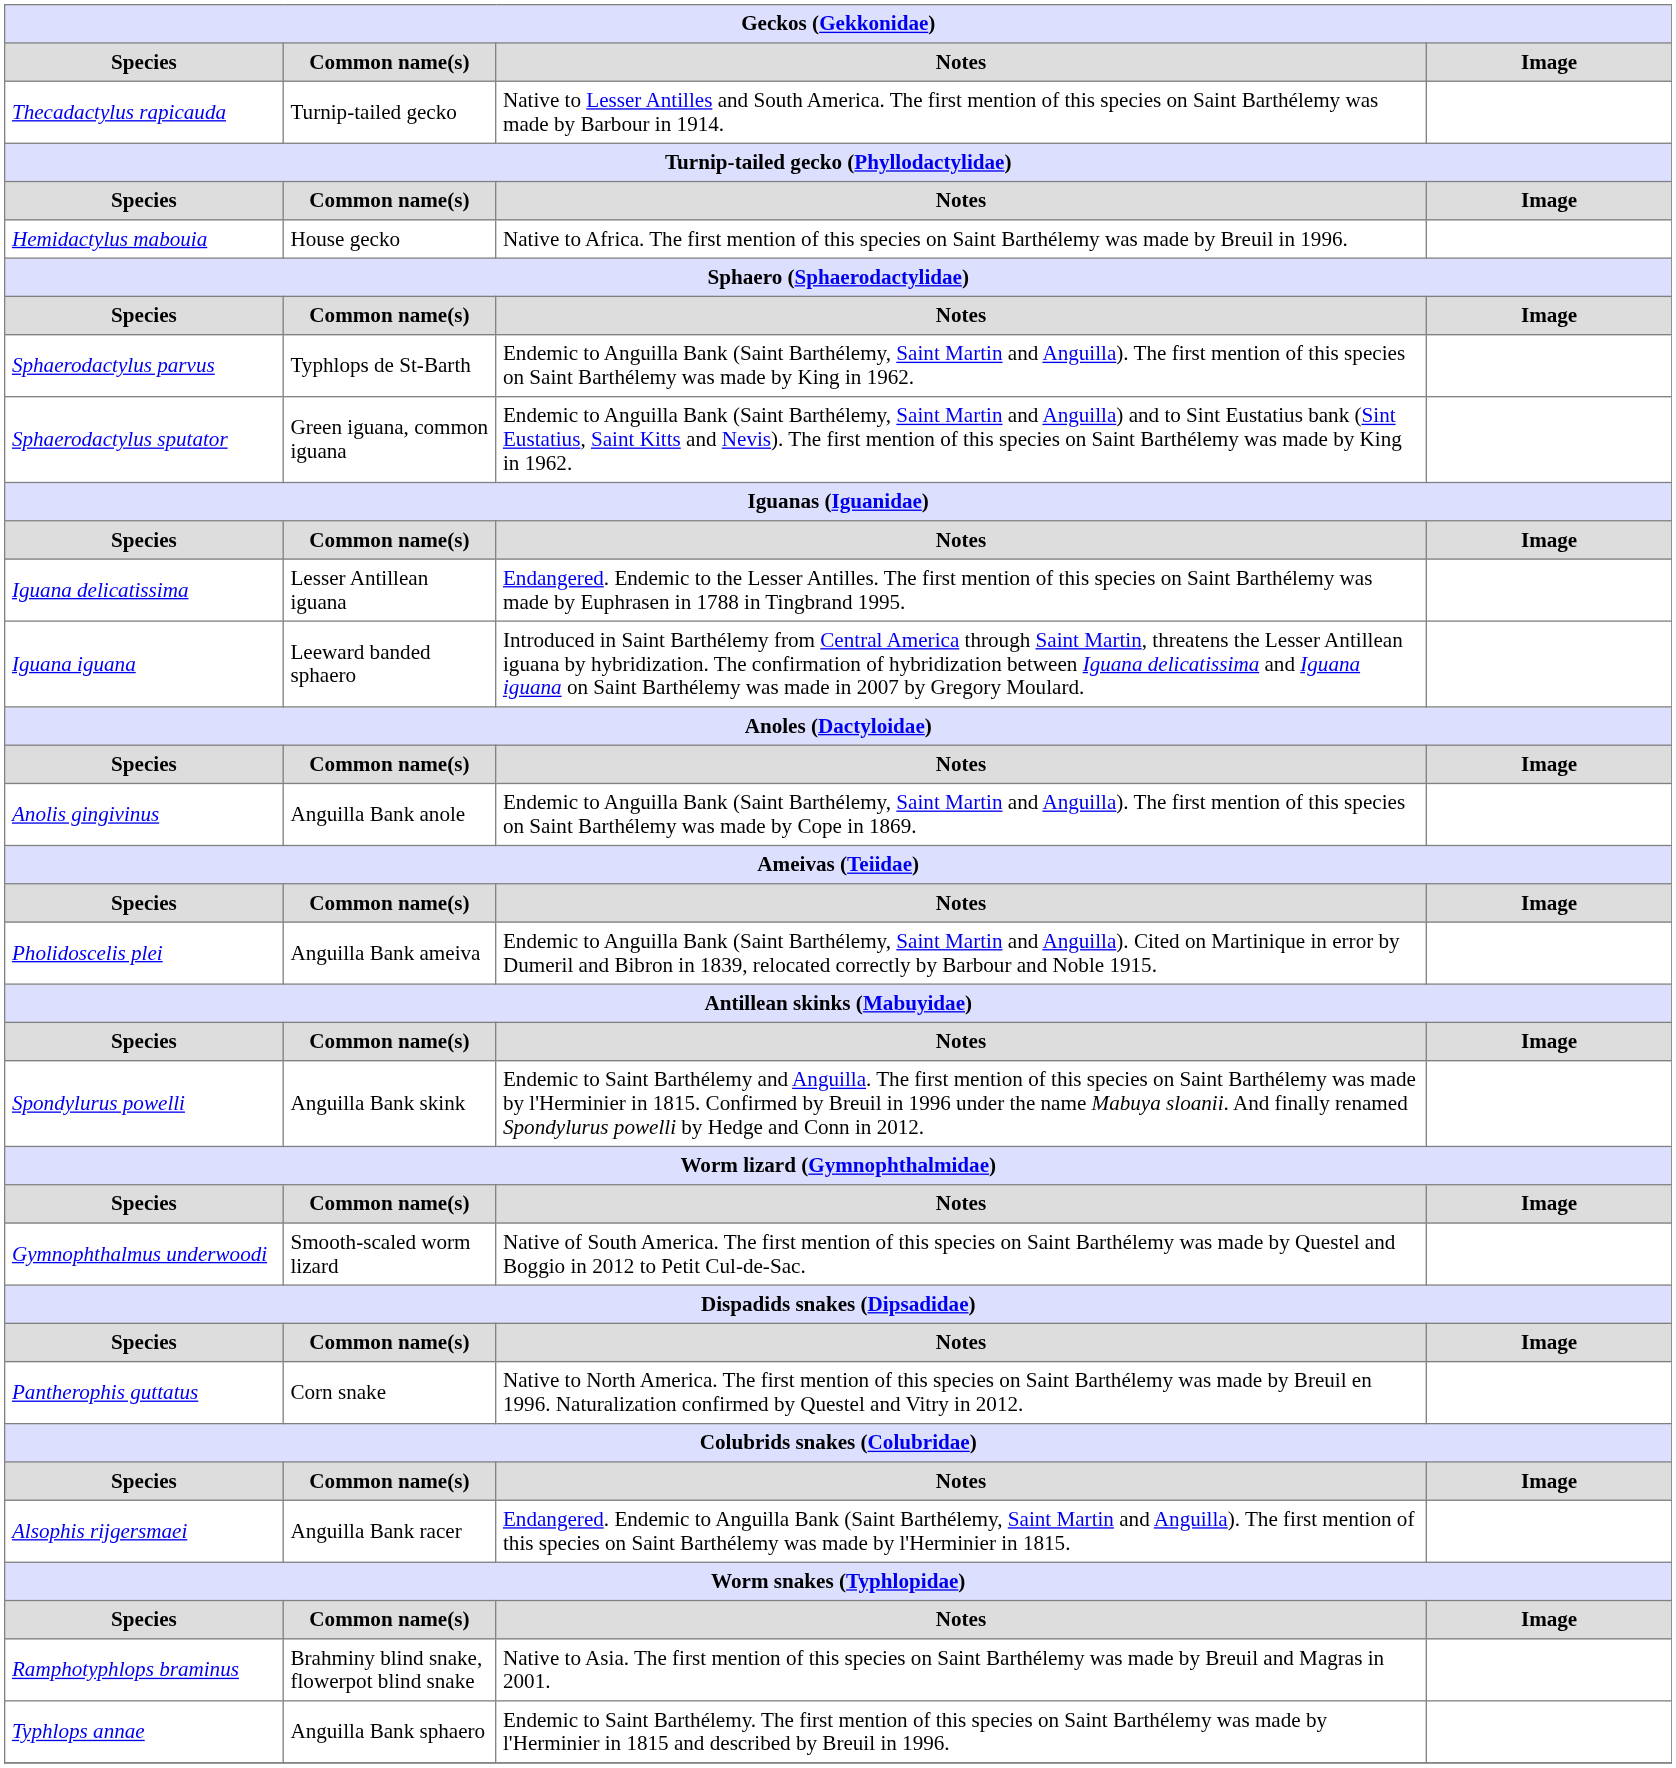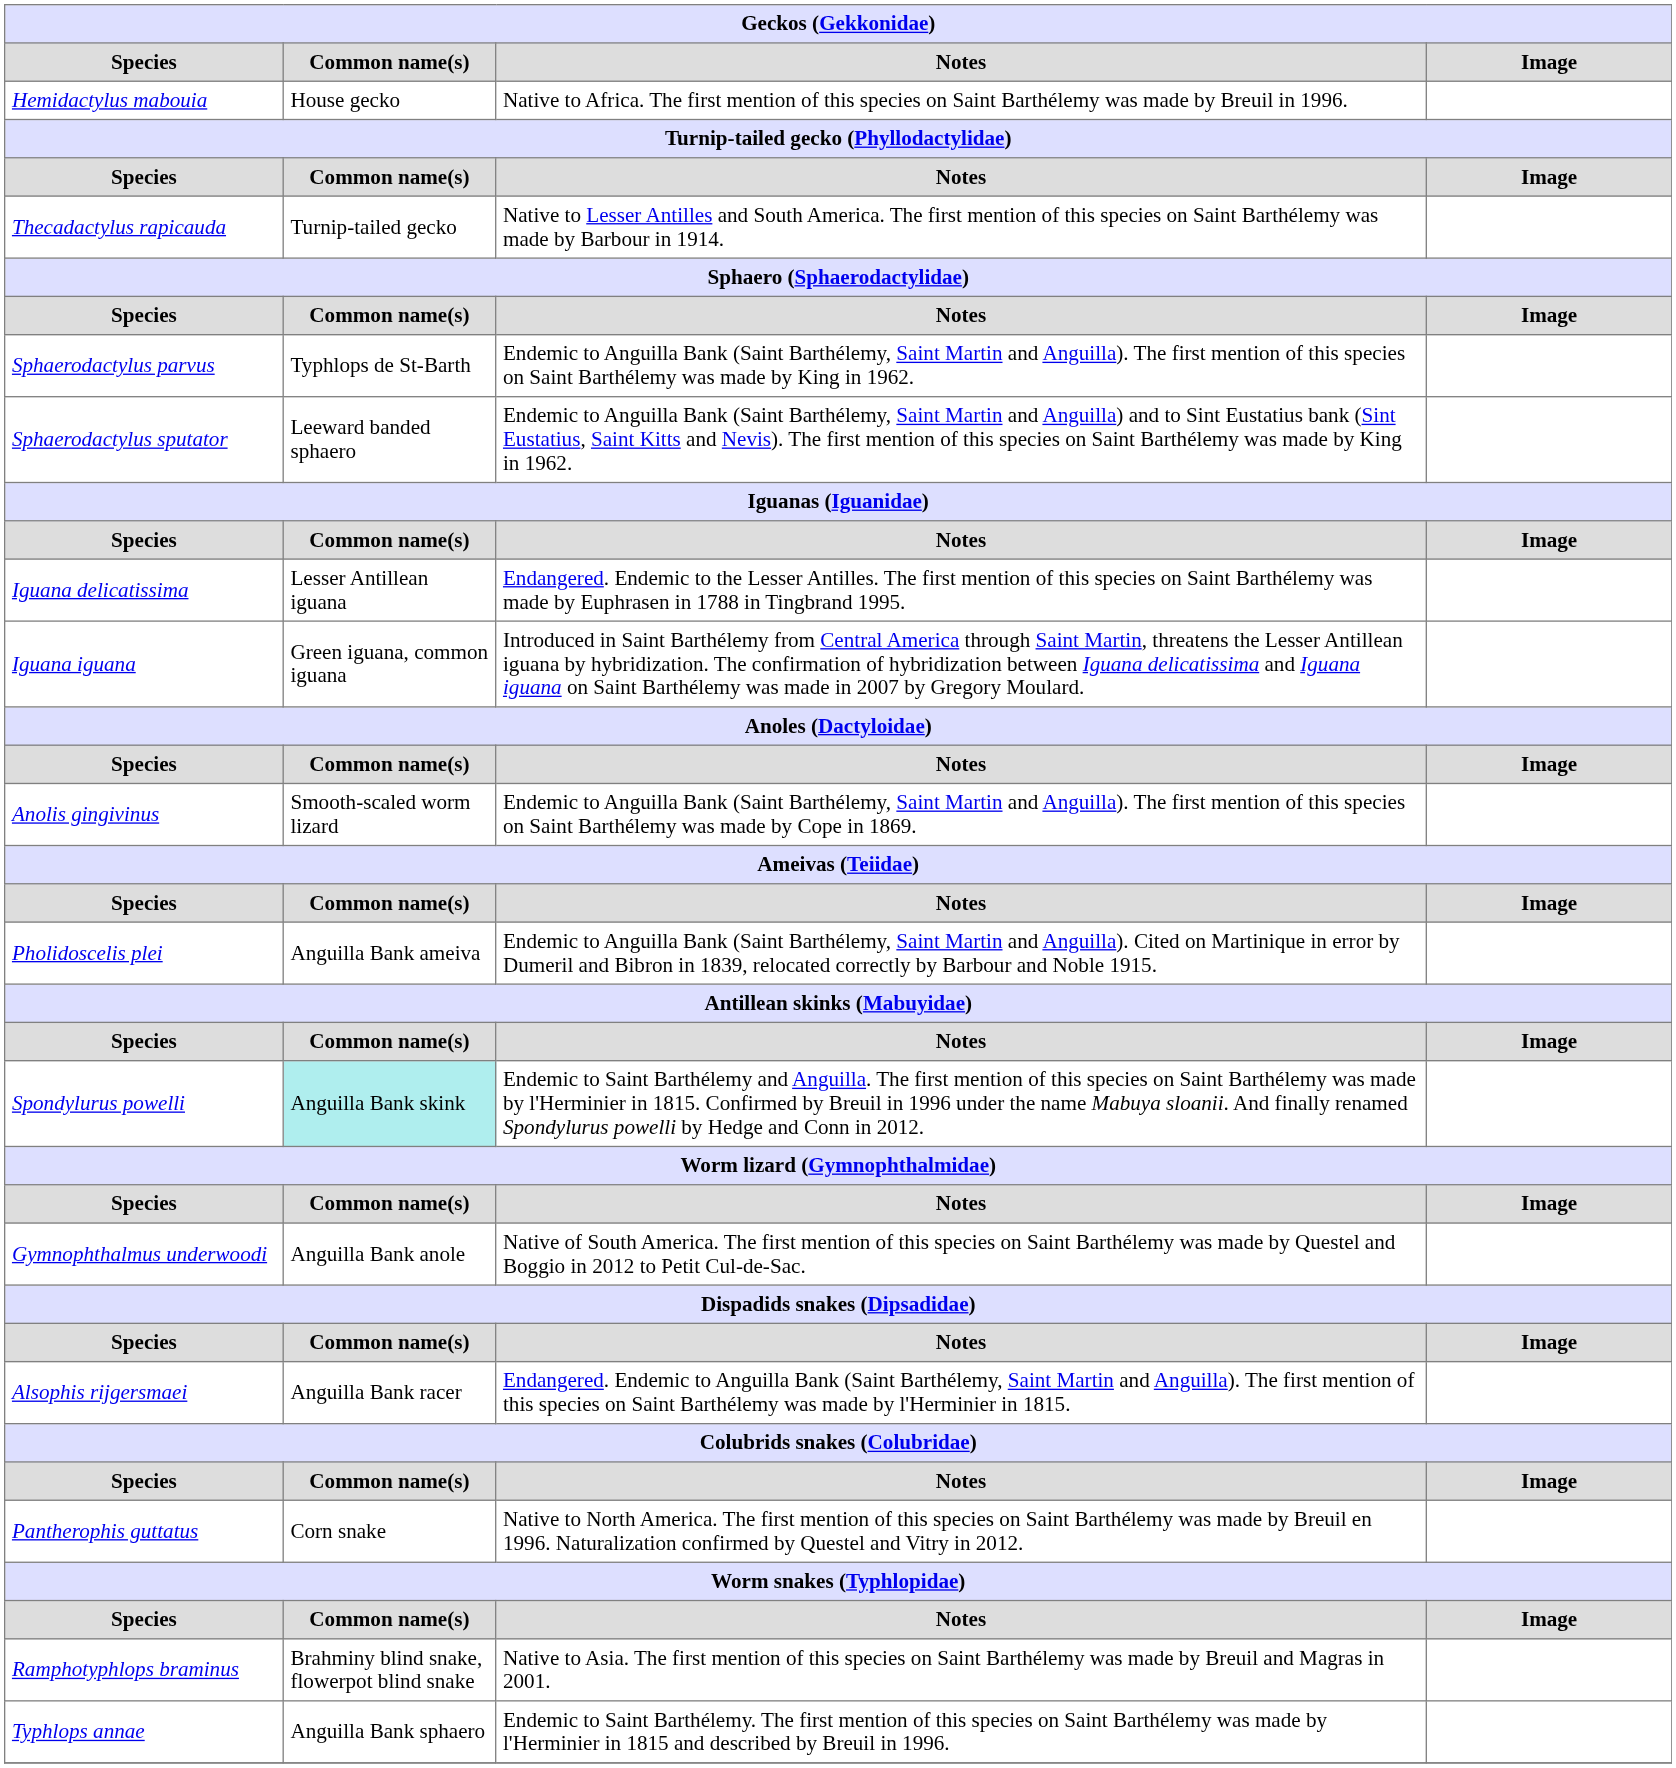rows swapped: (110, 238) <-> (119, 112)
(389, 439) Green iguana, common iguana -> (361, 439) Leeward banded sphaero
(361, 663) Leeward banded sphaero -> (389, 663) Green iguana, common iguana
(378, 814) Anguilla Bank anole -> (380, 814) Smooth-scaled worm lizard
(378, 1103) no background -> (378, 1103) paleturquoise background
(380, 1253) Smooth-scaled worm lizard -> (378, 1253) Anguilla Bank anole
rows swapped: (100, 1531) <-> (105, 1392)
